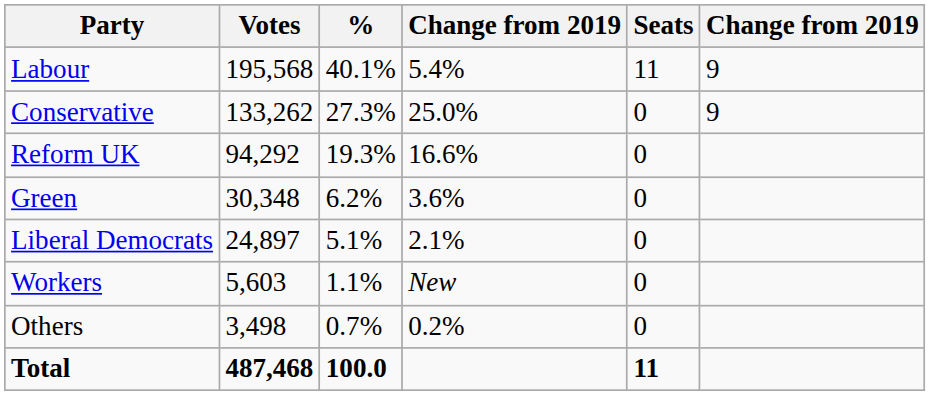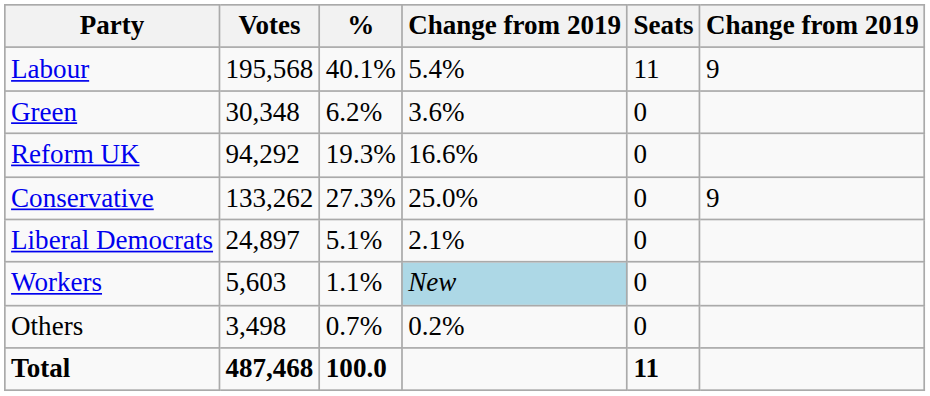rows swapped: (82, 111) <-> (44, 197)
(432, 283) no background -> (432, 283) lightblue background
